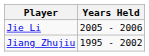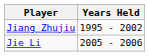rows swapped: (41, 43) <-> (24, 28)
